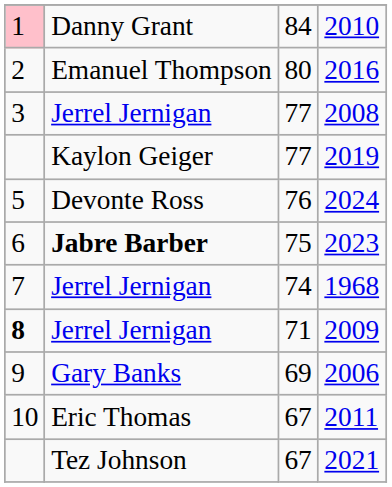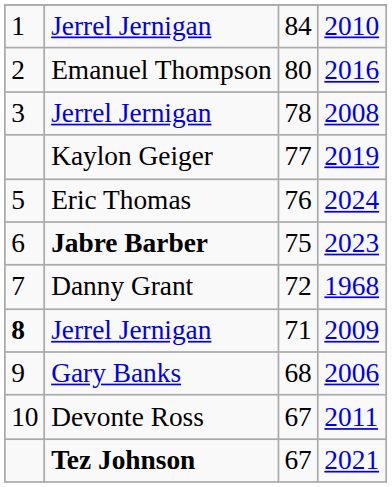(18, 26) pink background -> (18, 26) no background
(122, 26) Danny Grant -> (131, 26) Jerrel Jernigan
(298, 112) 77 -> (298, 112) 78
(128, 199) Devonte Ross -> (121, 199) Eric Thomas
(131, 286) Jerrel Jernigan -> (122, 286) Danny Grant
(298, 286) 74 -> (298, 286) 72
(298, 373) 69 -> (298, 373) 68
(121, 416) Eric Thomas -> (128, 416) Devonte Ross
(119, 460) normal -> (123, 460) bold
